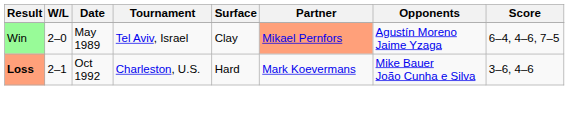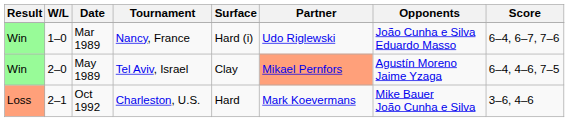+ row: (87, 38)
(20, 69) bold -> (19, 100) normal
